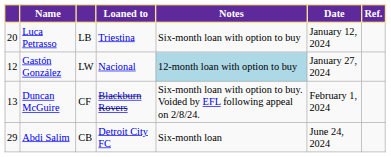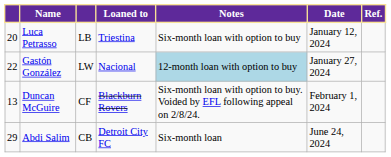(12, 67) 12 -> (12, 67) 22
